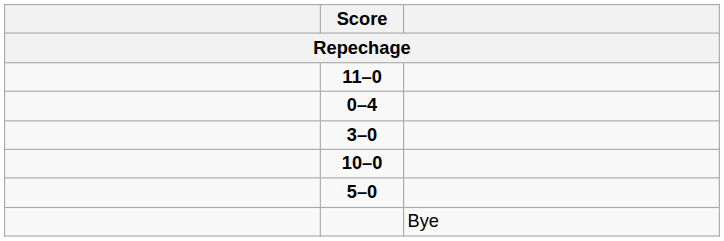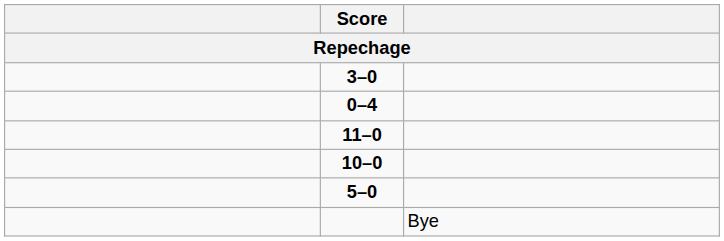rows swapped: (362, 134) <-> (362, 76)
